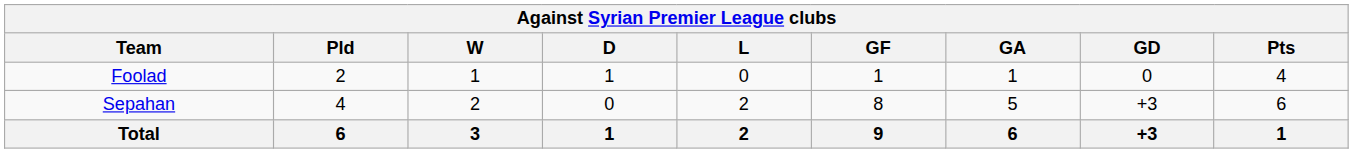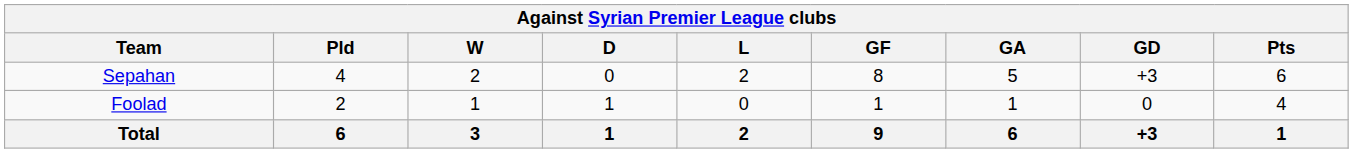rows swapped: (139, 76) <-> (139, 104)
